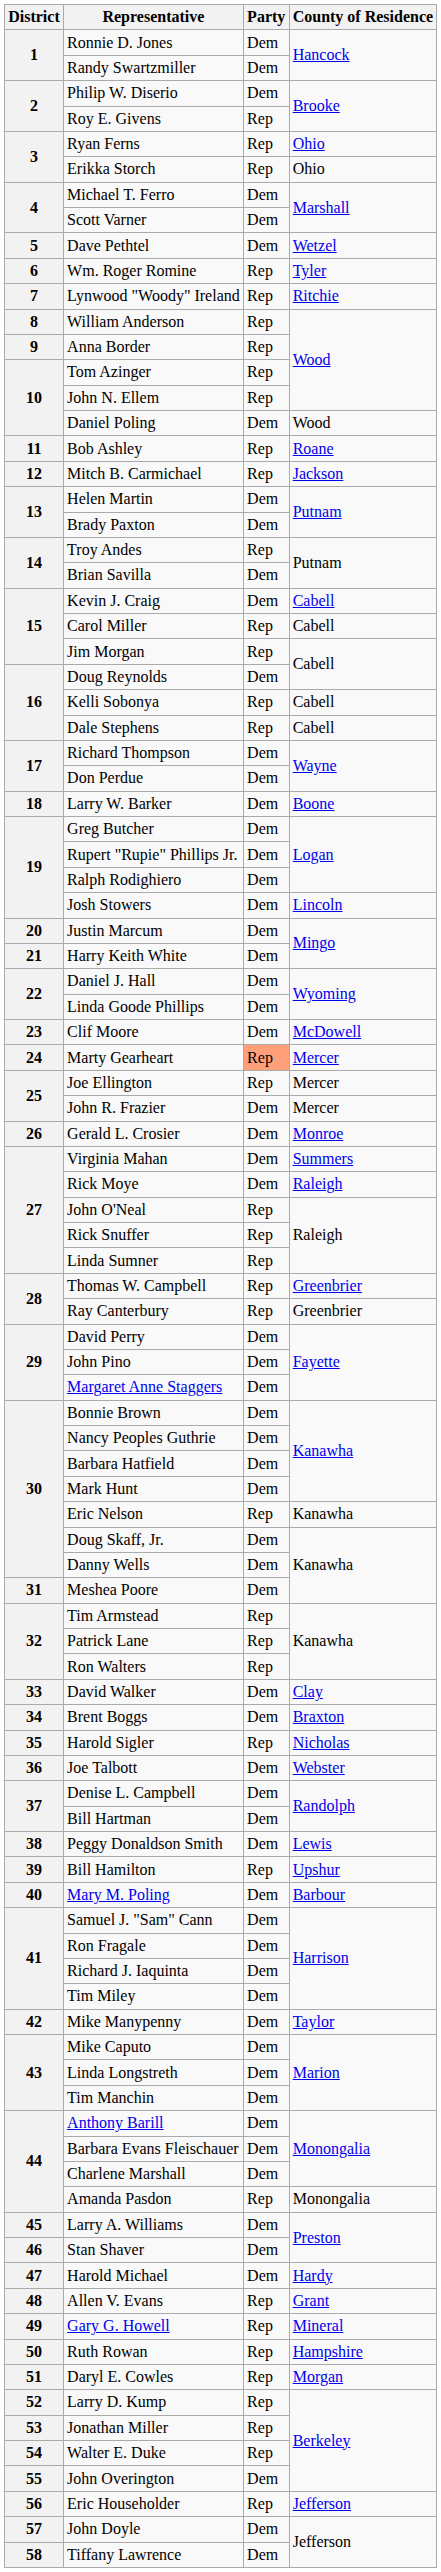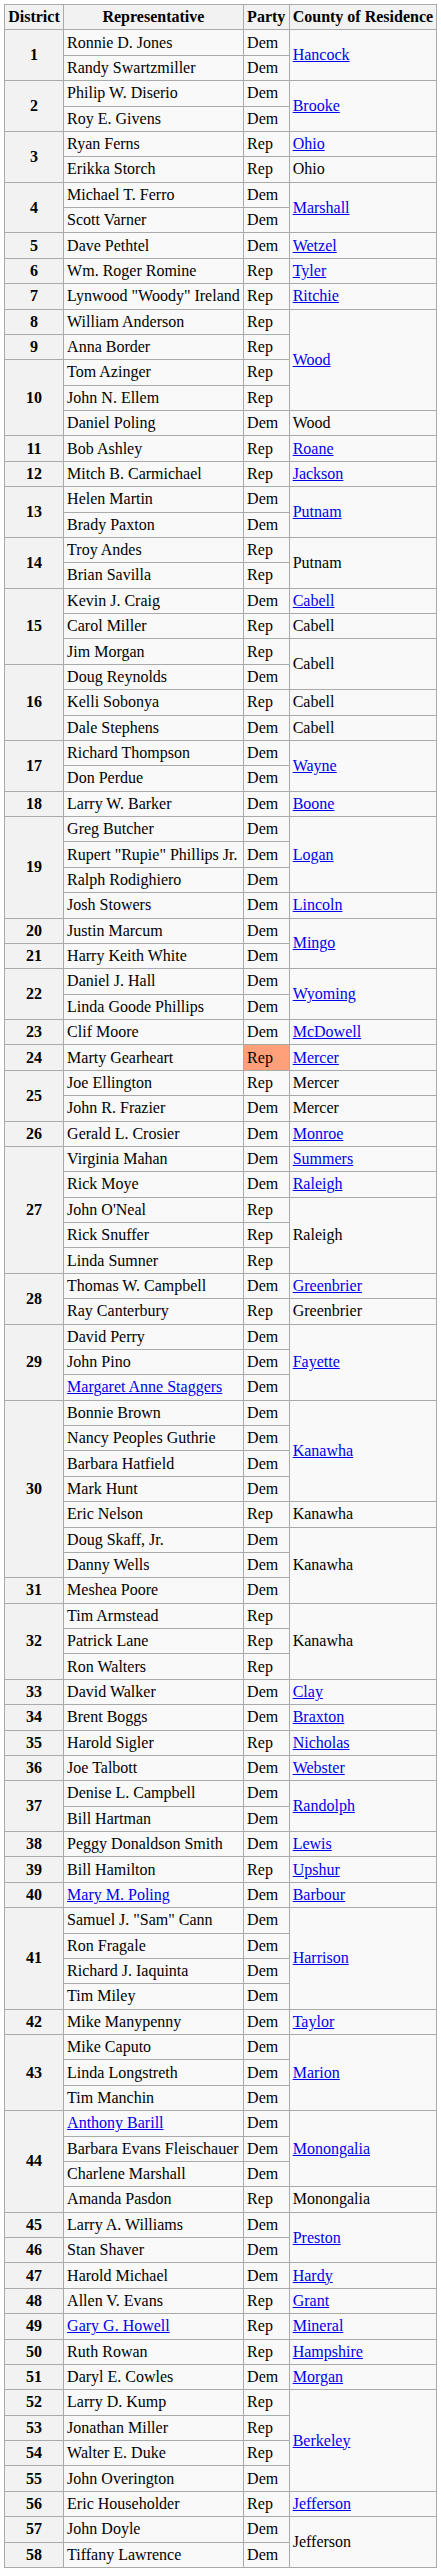(260, 118) Rep -> (263, 118) Dem
(263, 575) Dem -> (260, 575) Rep
(260, 727) Rep -> (263, 727) Dem
(260, 1285) Rep -> (263, 1285) Dem
(260, 2377) Rep -> (263, 2377) Dem
